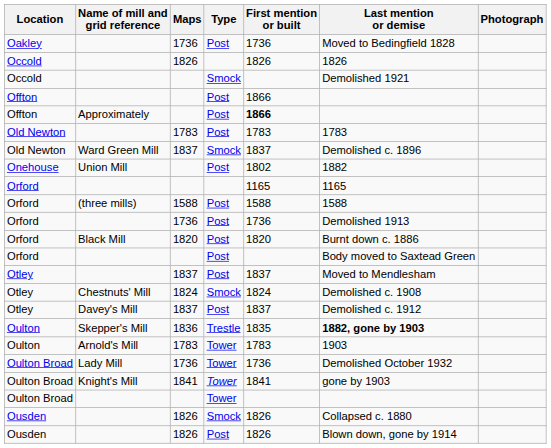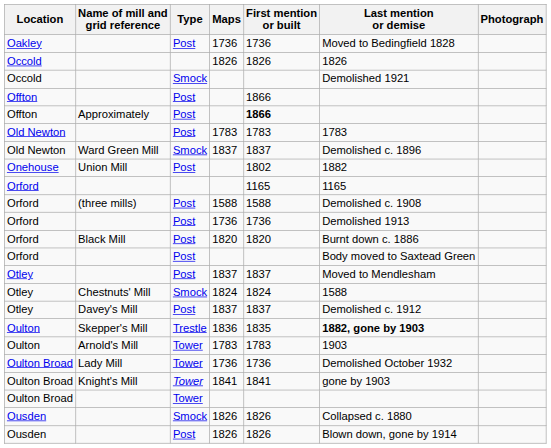columns swapped: (224, 19) <-> (187, 19)
(335, 203) 1588 -> (372, 203) Demolished c. 1908
(372, 292) Demolished c. 1908 -> (335, 292) 1588
